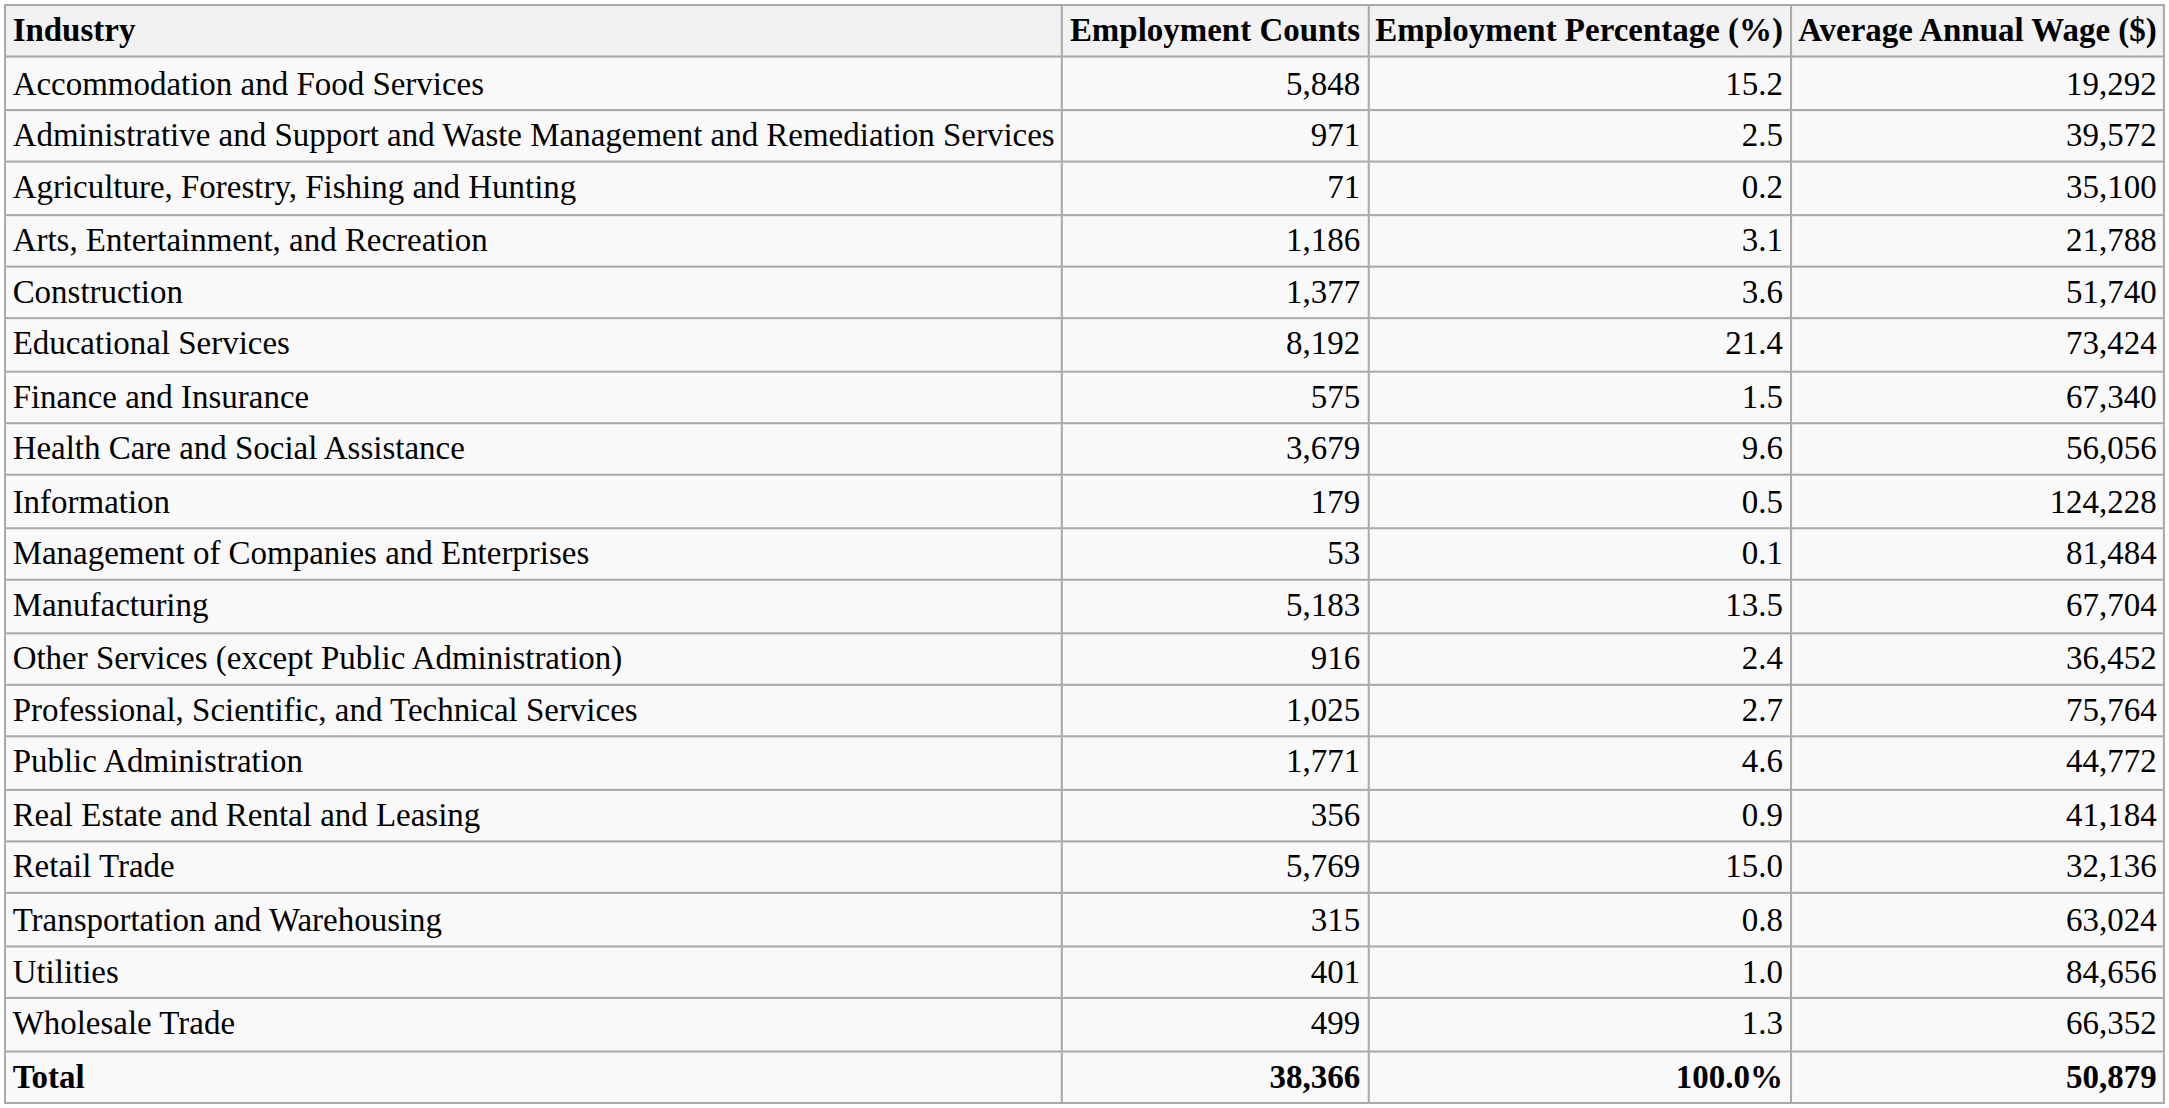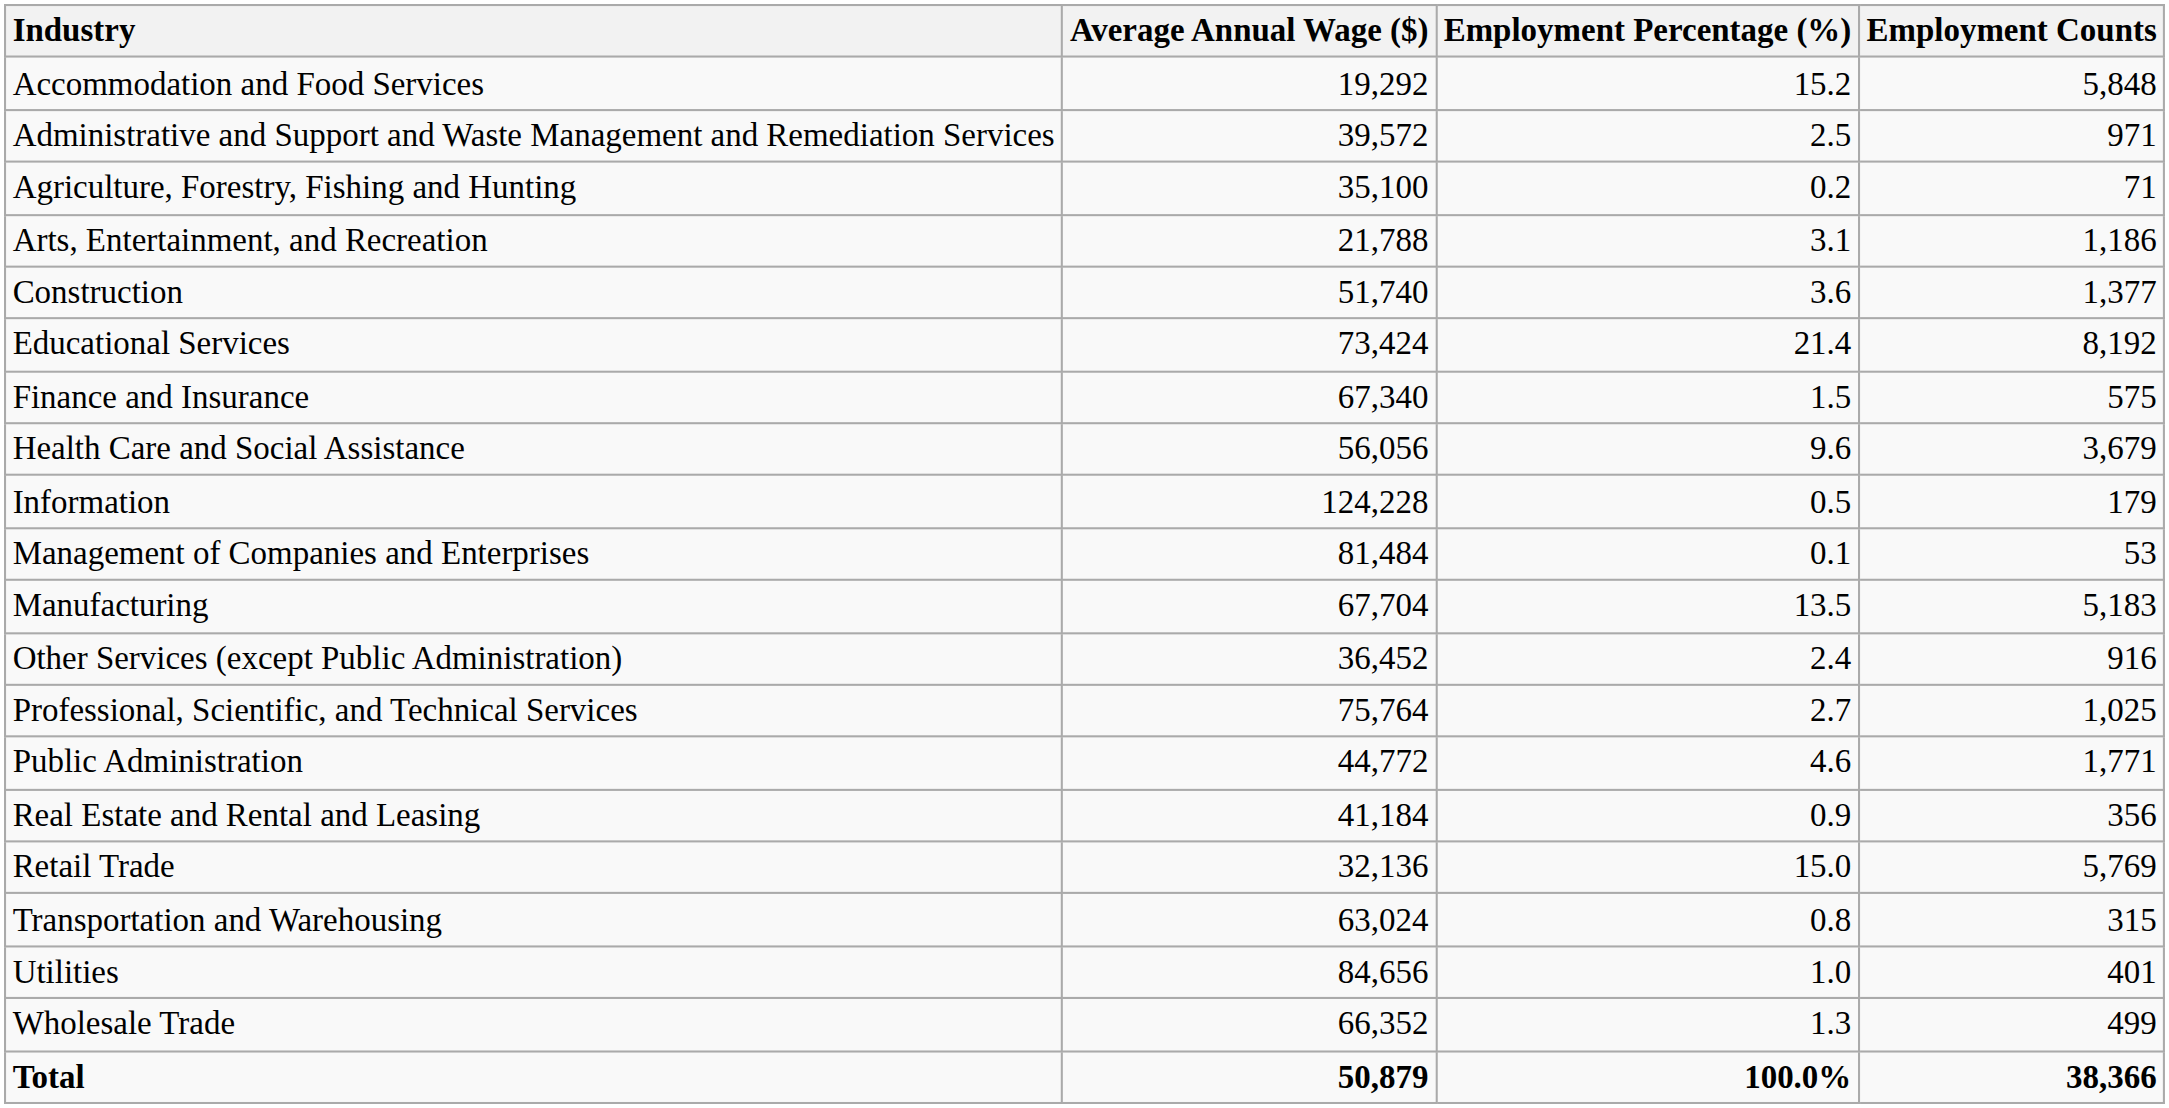columns swapped: (1215, 30) <-> (1977, 30)
